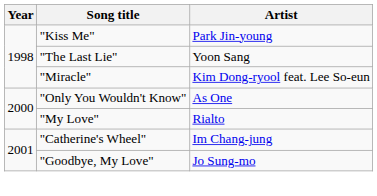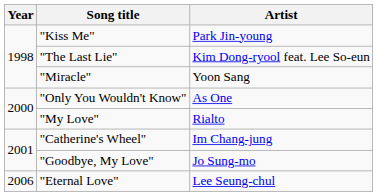(221, 56) Yoon Sang -> (281, 56) Kim Dong-ryool feat. Lee So-eun
(281, 77) Kim Dong-ryool feat. Lee So-eun -> (221, 77) Yoon Sang
+ row: (79, 181)
